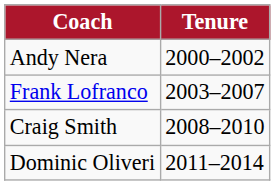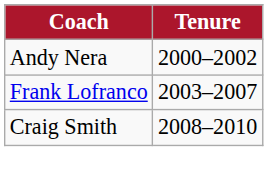- row: (82, 162)
